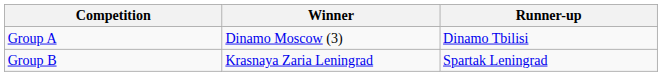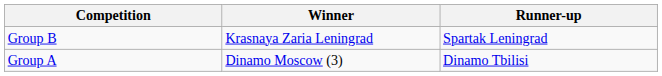rows swapped: (32, 37) <-> (32, 60)
